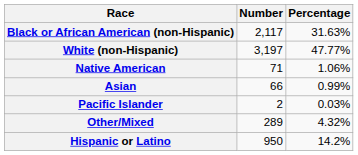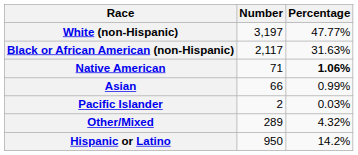rows swapped: (121, 50) <-> (121, 31)
(334, 68) normal -> (334, 68) bold
